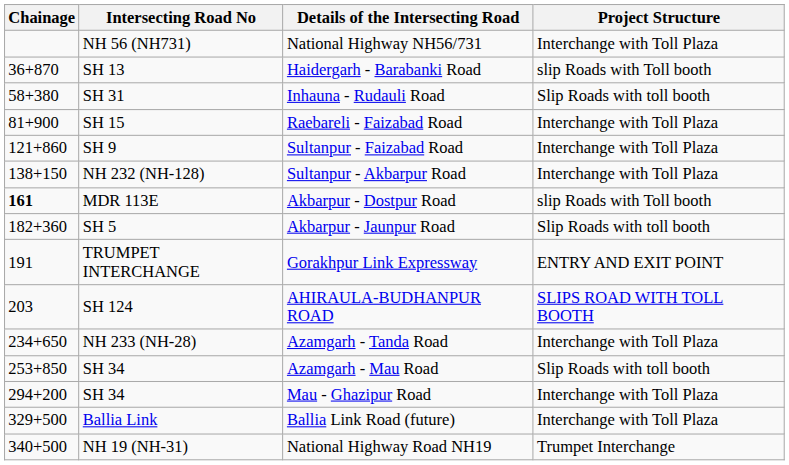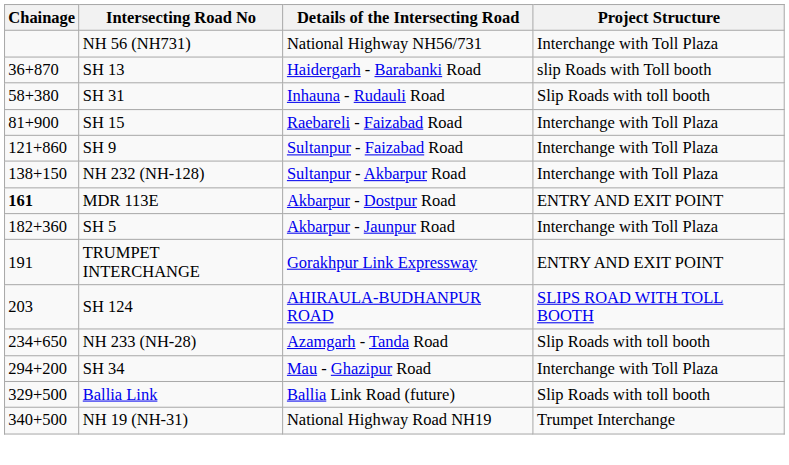(624, 200) slip Roads with Toll booth -> (630, 200) ENTRY AND EXIT POINT
(624, 226) Slip Roads with toll booth -> (628, 226) Interchange with Toll Plaza
(628, 342) Interchange with Toll Plaza -> (624, 342) Slip Roads with toll booth
- row: (363, 368)
(628, 420) Interchange with Toll Plaza -> (624, 394) Slip Roads with toll booth
